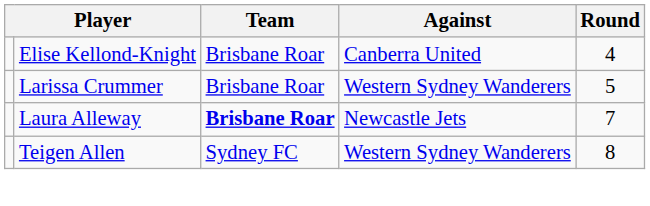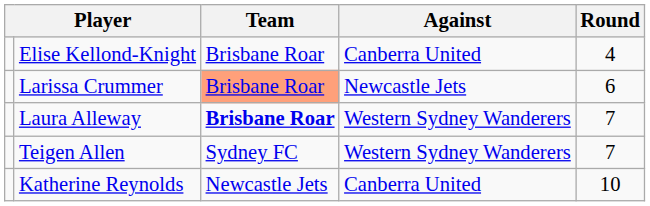(265, 86) no background -> (265, 86) lightsalmon background
(457, 86) Western Sydney Wanderers -> (405, 86) Newcastle Jets
(610, 86) 5 -> (610, 86) 6
(405, 119) Newcastle Jets -> (457, 119) Western Sydney Wanderers
(610, 151) 8 -> (610, 151) 7
+ row: (101, 184)
